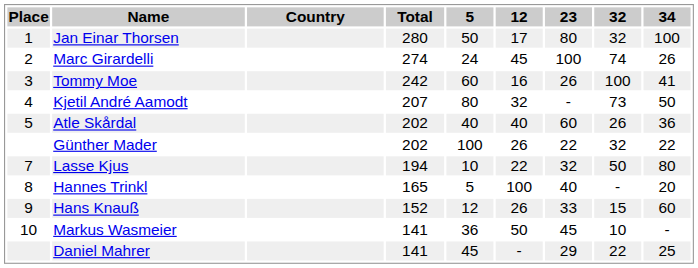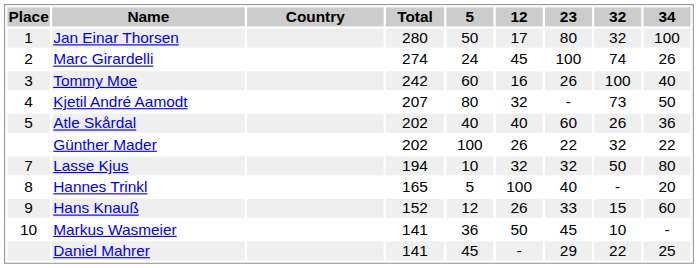(667, 81) 41 -> (667, 81) 40
(519, 166) 22 -> (519, 166) 32
